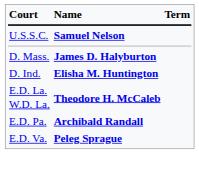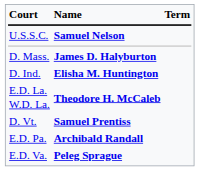+ row: (92, 121)
